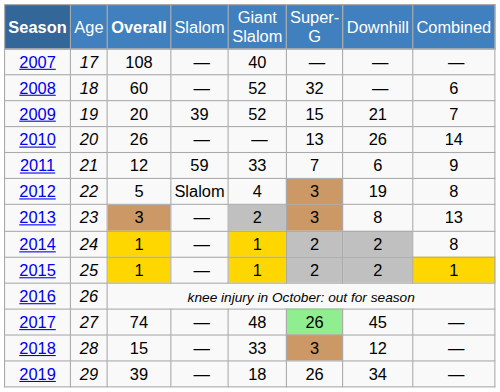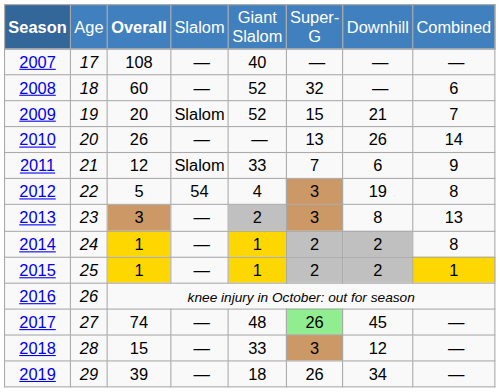(199, 114) 39 -> (199, 114) Slalom
(199, 166) 59 -> (199, 166) Slalom
(199, 192) Slalom -> (199, 192) 54
